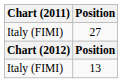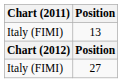rows swapped: (95, 68) <-> (95, 31)
